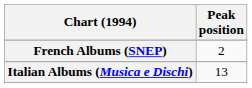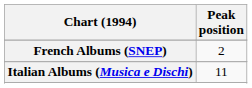(221, 72) 13 -> (221, 72) 11
